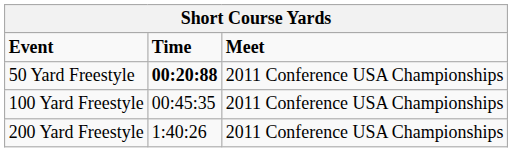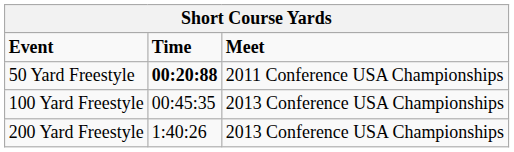(365, 103) 2011 Conference USA Championships -> (365, 103) 2013 Conference USA Championships
(365, 132) 2011 Conference USA Championships -> (365, 132) 2013 Conference USA Championships
